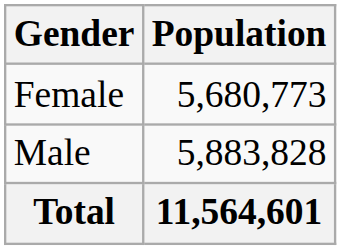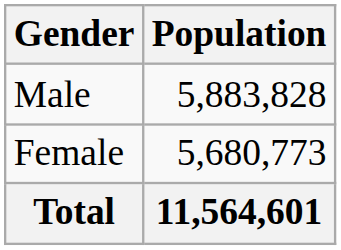rows swapped: (52, 152) <-> (69, 93)
